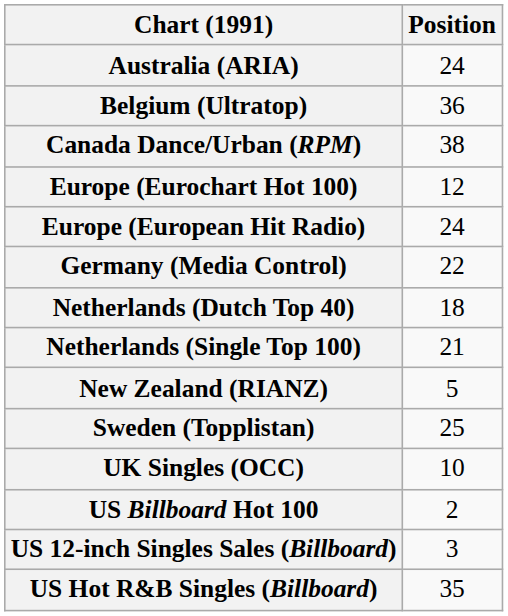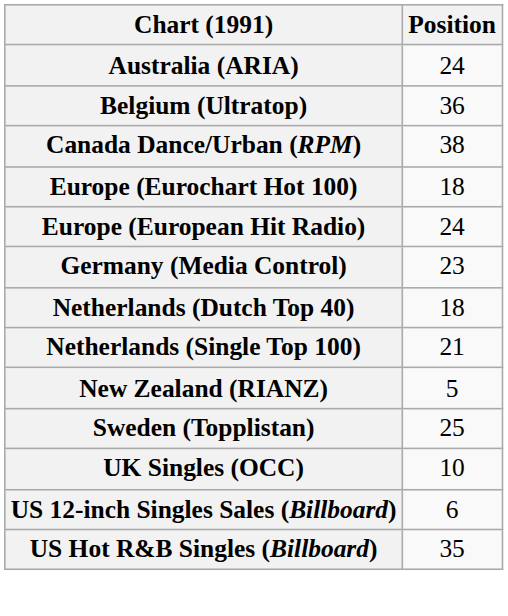(452, 186) 12 -> (452, 186) 18
(452, 266) 22 -> (452, 266) 23
- row: (204, 508)
(452, 549) 3 -> (452, 508) 6
